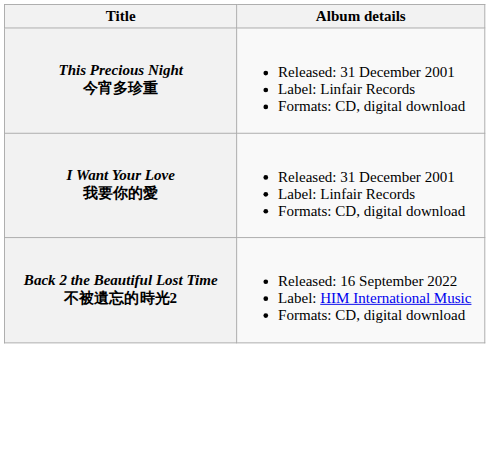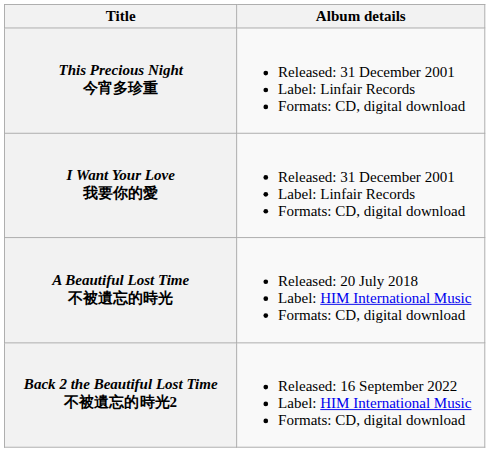+ row: (121, 289)
